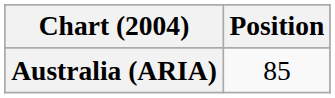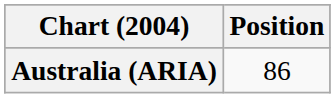(277, 69) 85 -> (277, 69) 86
